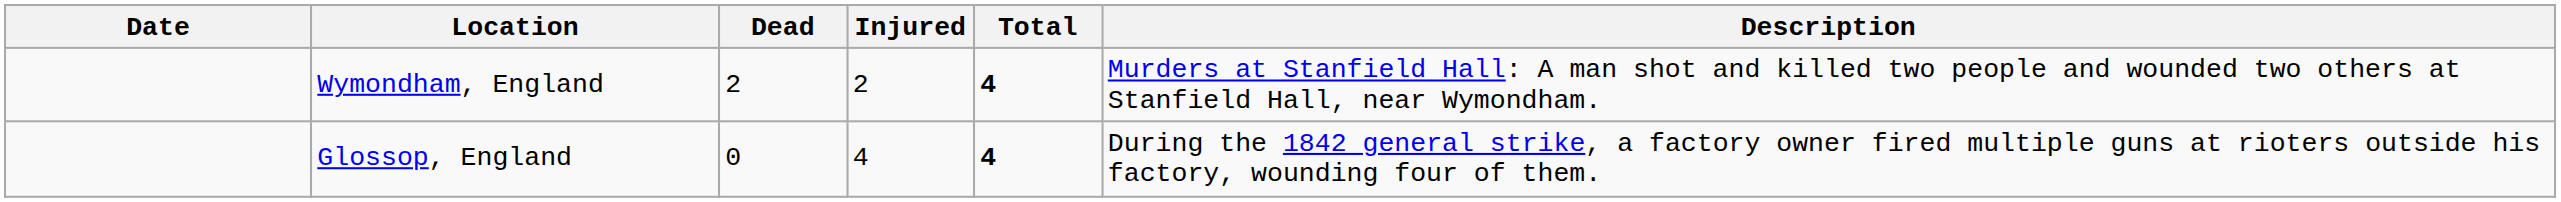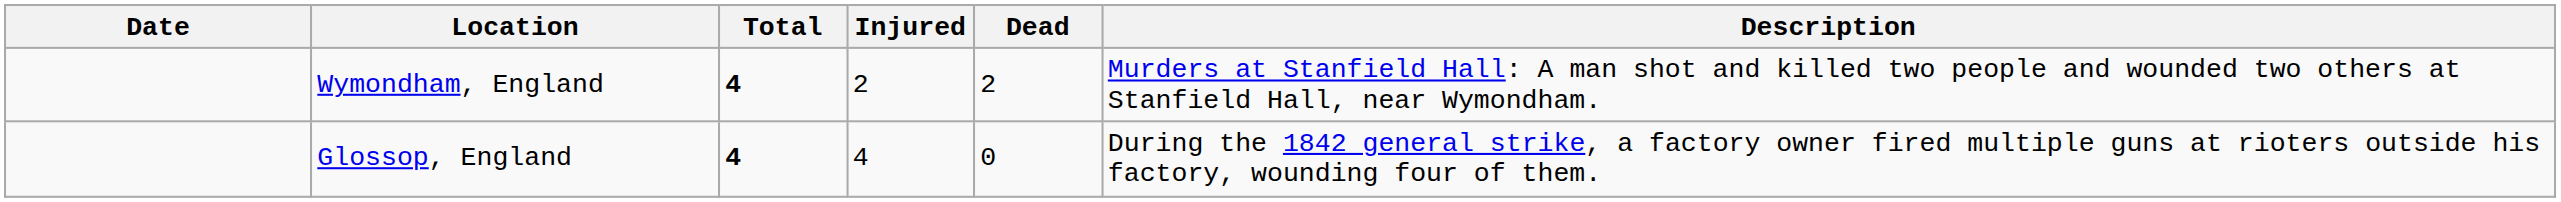columns swapped: (783, 27) <-> (1038, 27)
